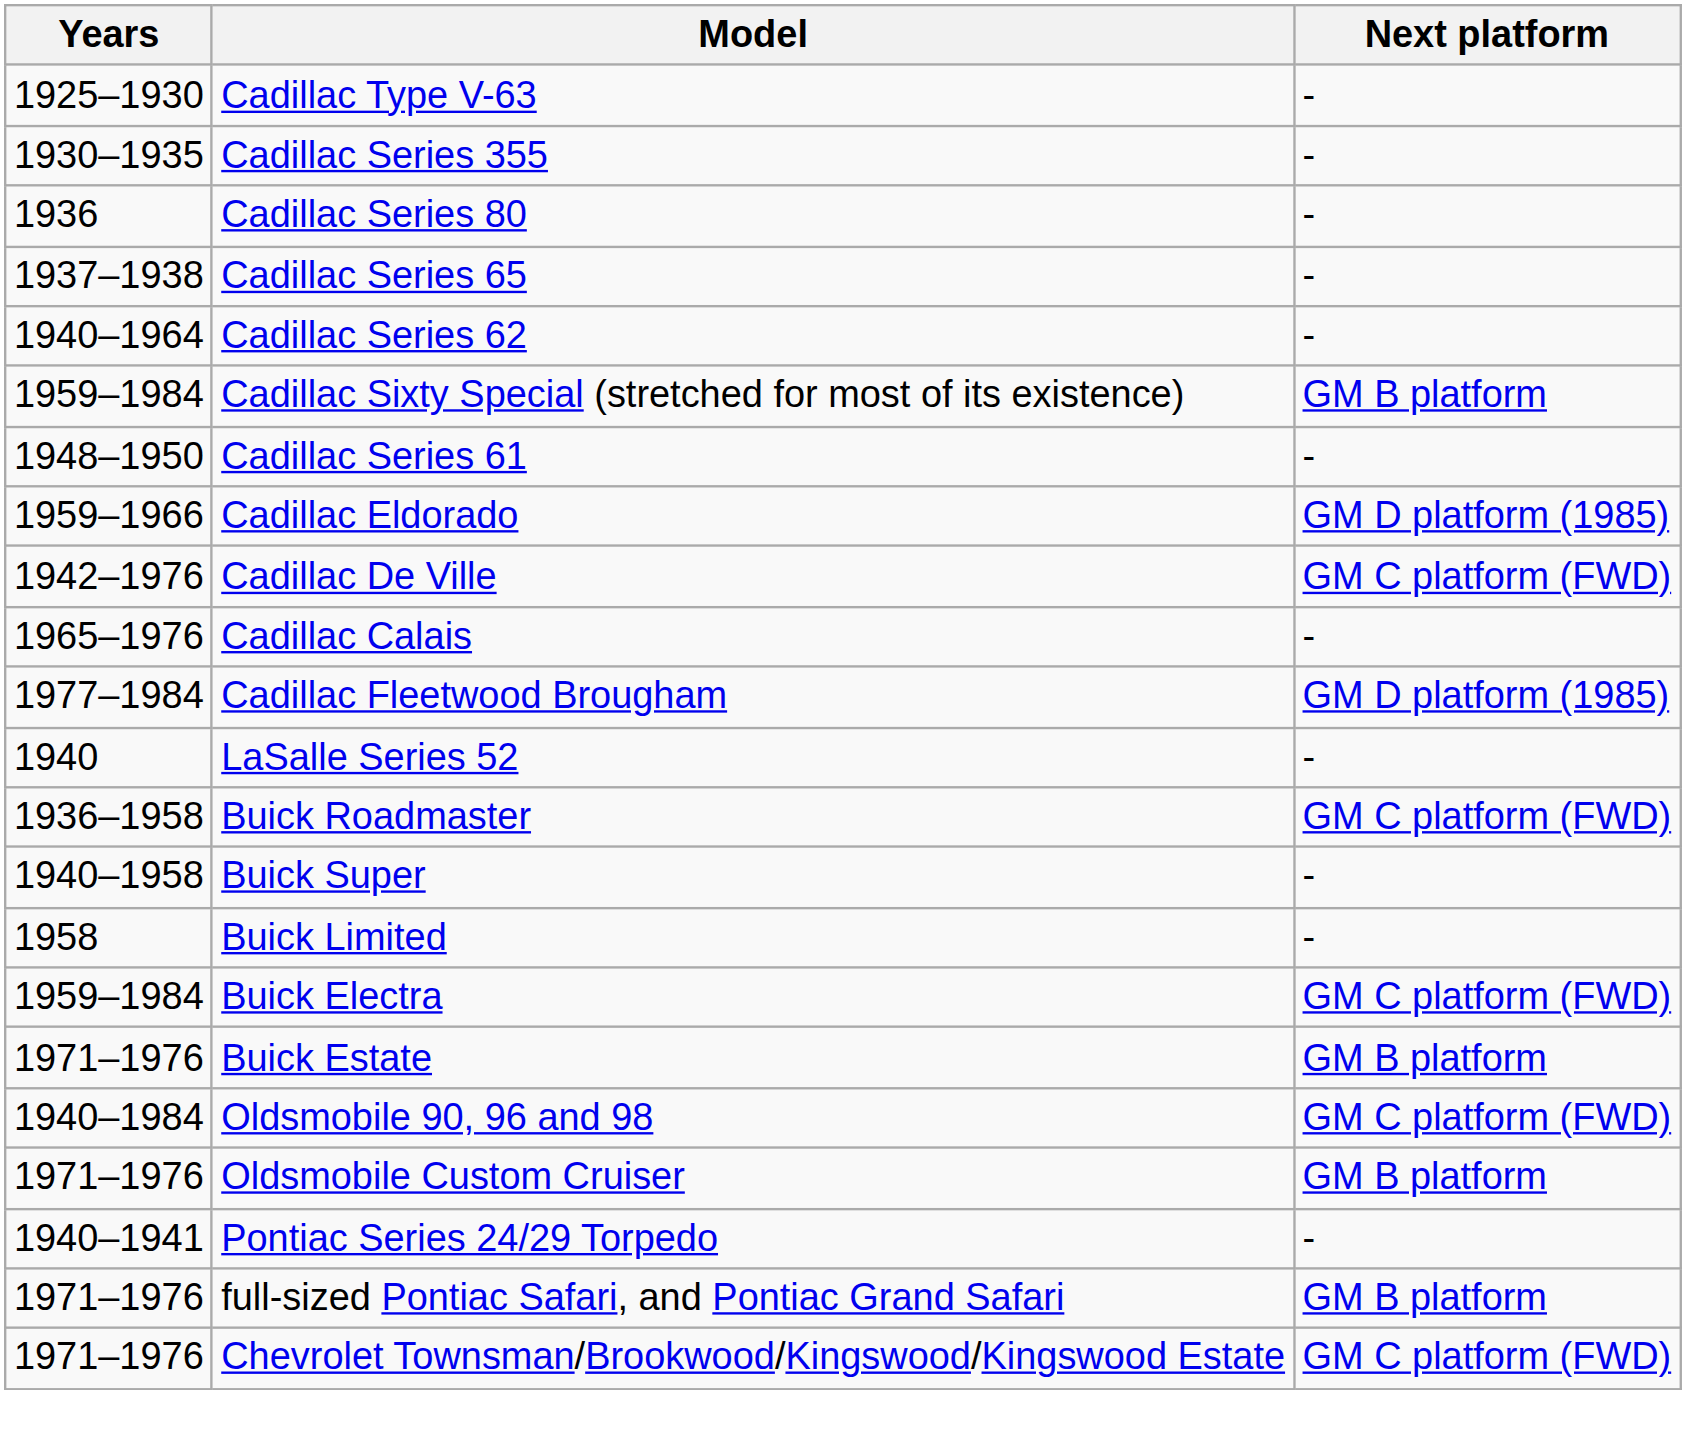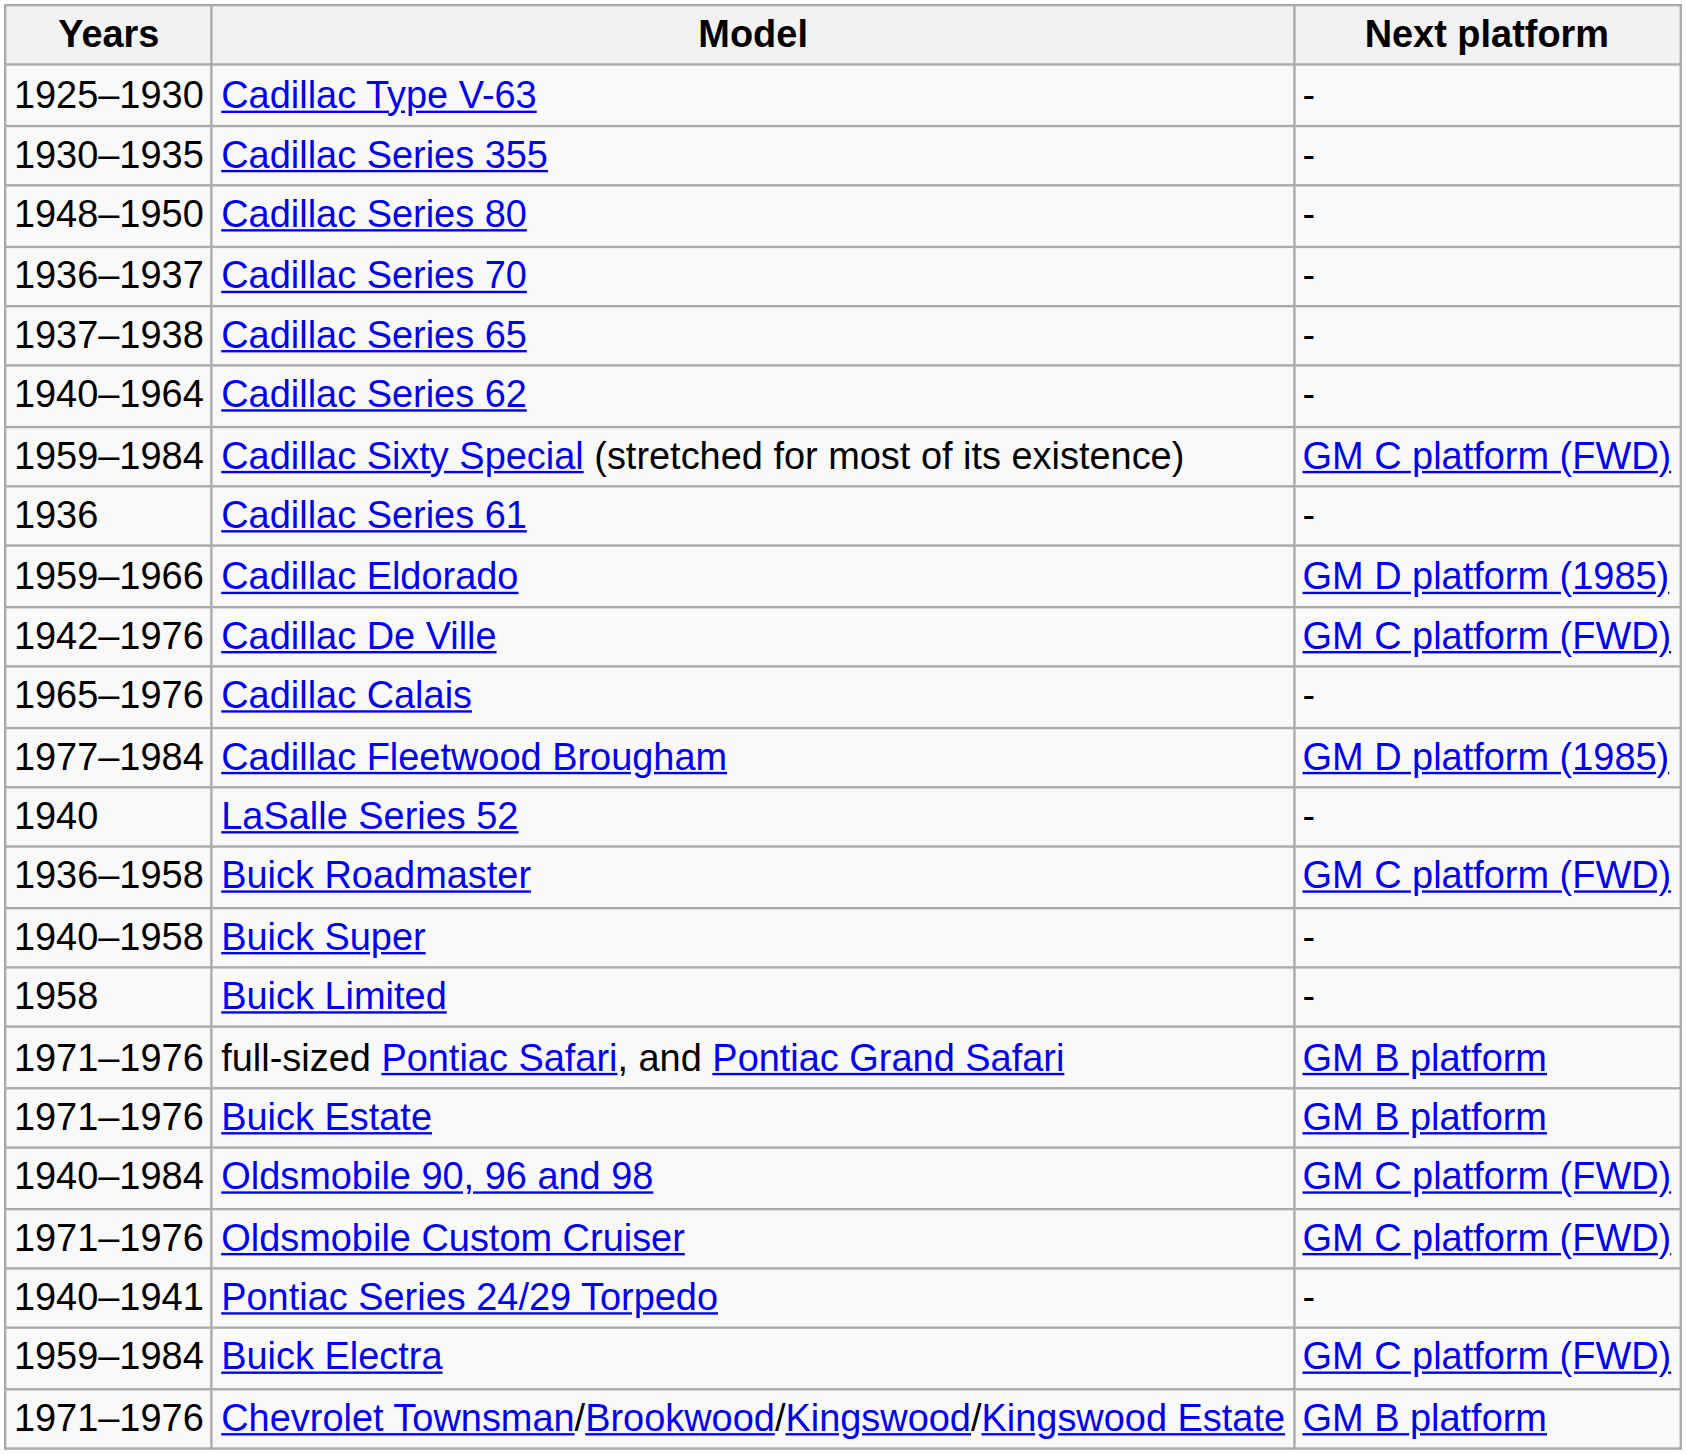(56, 214) 1936 -> (109, 214) 1948–1950
+ row: (374, 275)
(1425, 395) GM B platform -> (1487, 455) GM C platform (FWD)
(109, 455) 1948–1950 -> (56, 515) 1936
rows swapped: (332, 996) <-> (643, 1297)
(1425, 1177) GM B platform -> (1487, 1237) GM C platform (FWD)
(1487, 1357) GM C platform (FWD) -> (1425, 1417) GM B platform
